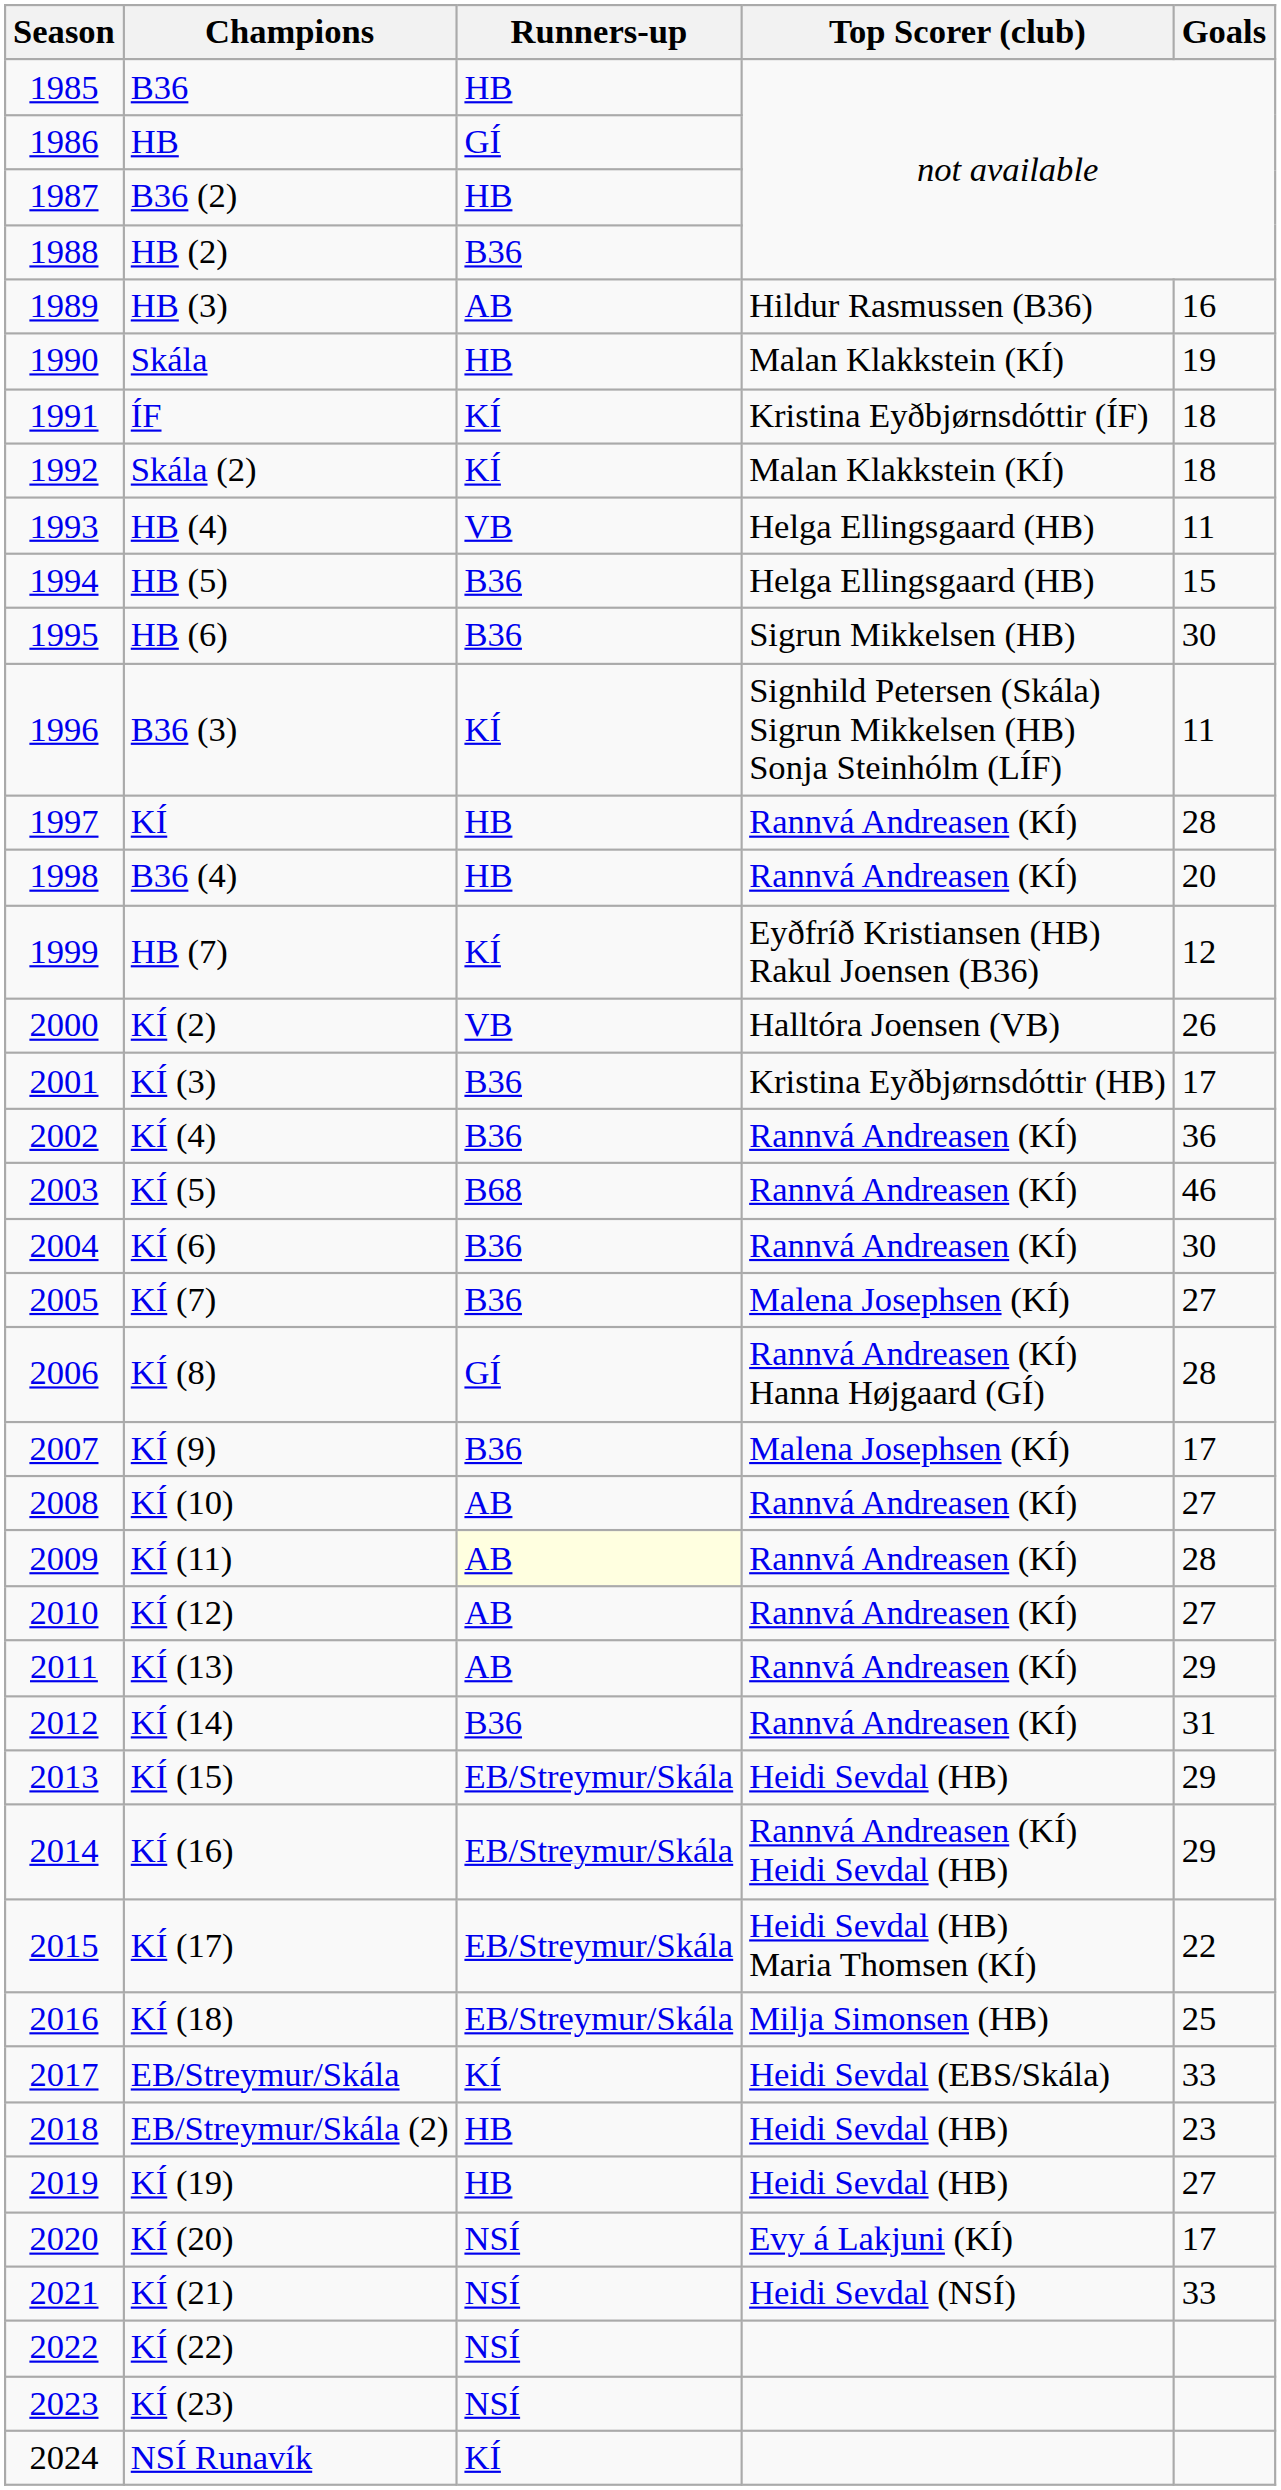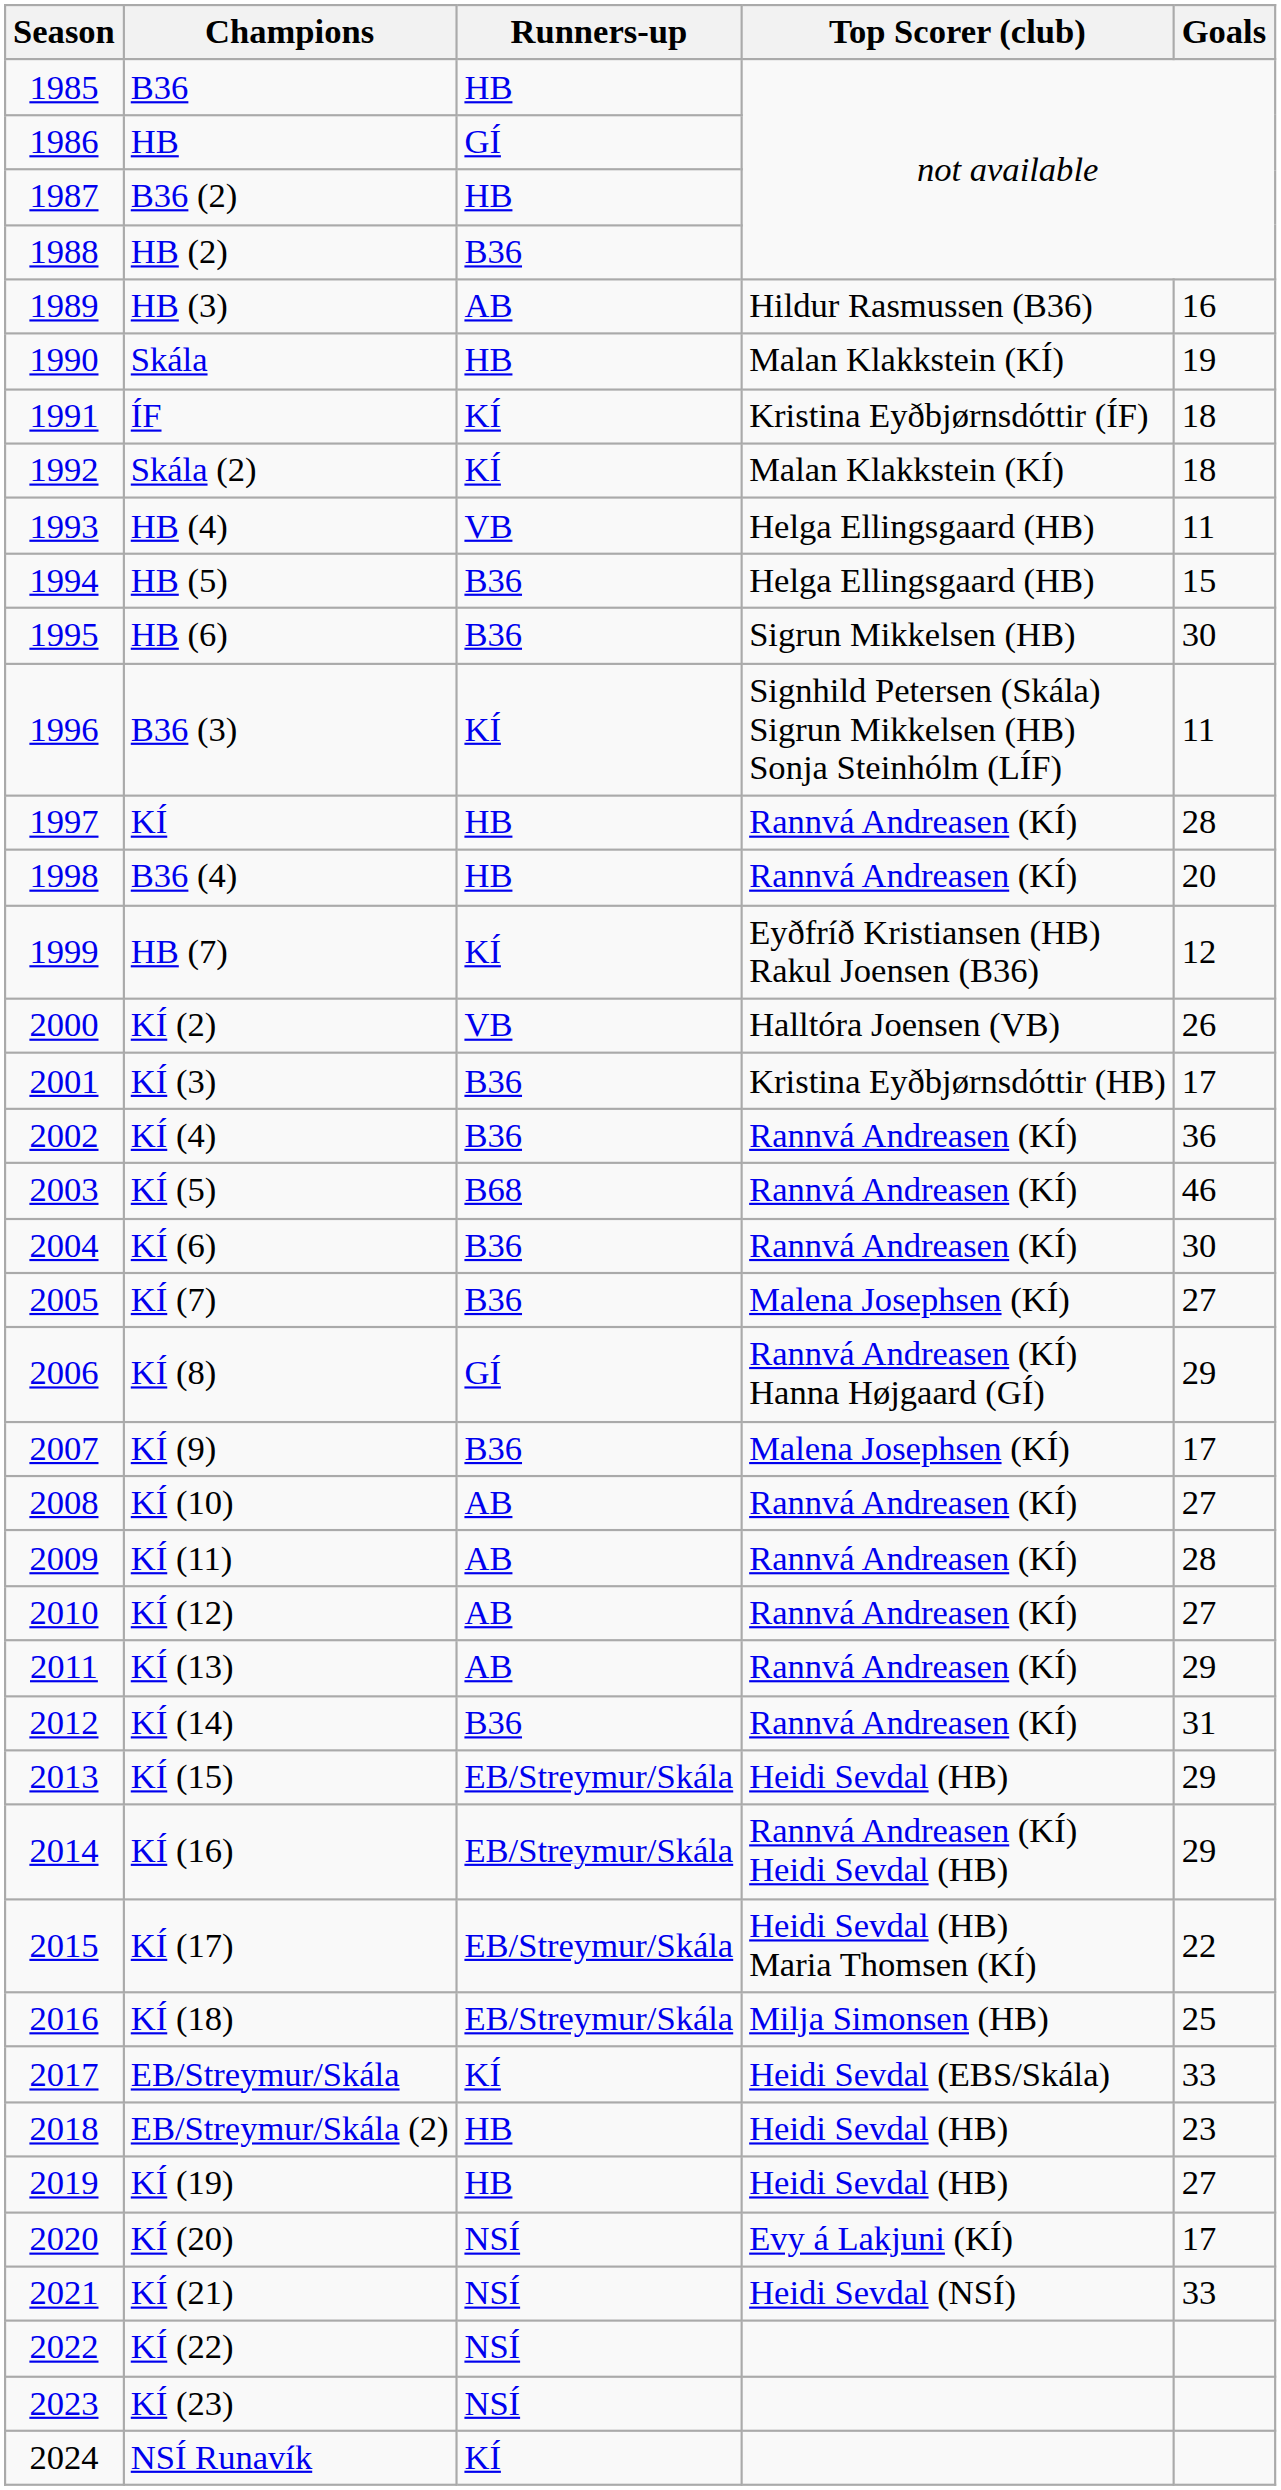(1199, 1373) 28 -> (1199, 1373) 29
(488, 1557) lightyellow background -> (488, 1557) no background
